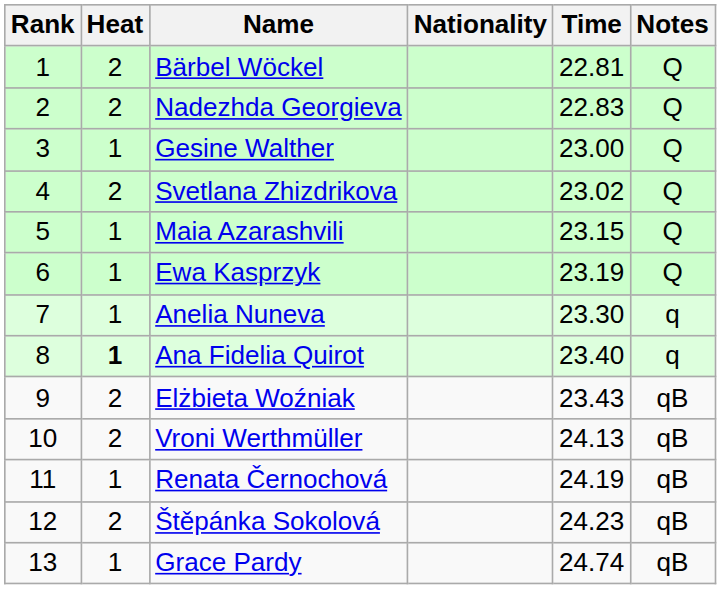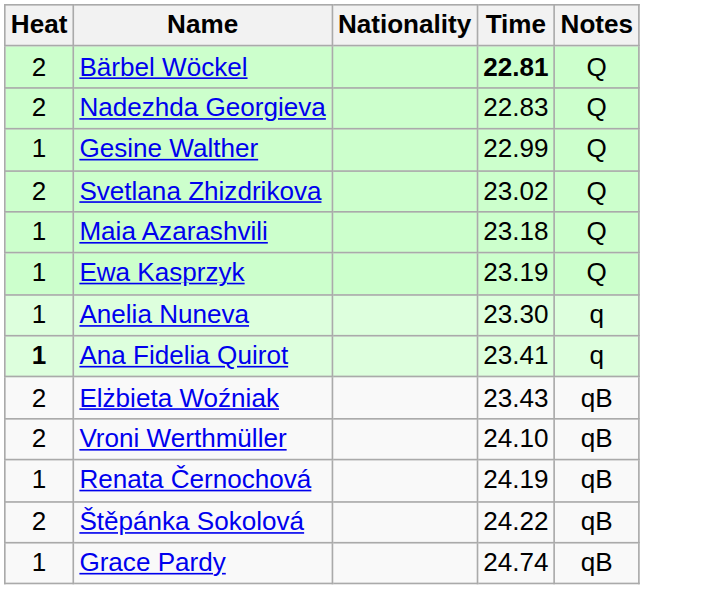- column: (43, 25)
(592, 66) normal -> (516, 66) bold
(592, 149) 23.00 -> (516, 149) 22.99
(592, 231) 23.15 -> (516, 231) 23.18
(592, 356) 23.40 -> (516, 356) 23.41
(592, 438) 24.13 -> (516, 438) 24.10
(592, 521) 24.23 -> (516, 521) 24.22
